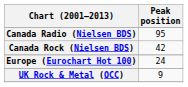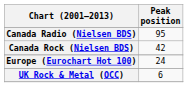(161, 75) 9 -> (161, 75) 6
